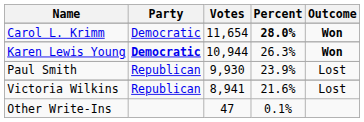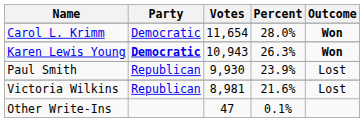(278, 33) bold -> (278, 33) normal
(227, 52) 10,944 -> (227, 52) 10,943
(227, 89) 8,941 -> (227, 89) 8,981
